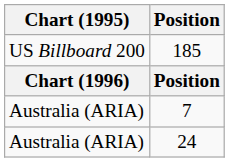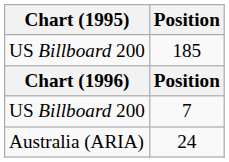(76, 111) Australia (ARIA) -> (77, 111) US Billboard 200
